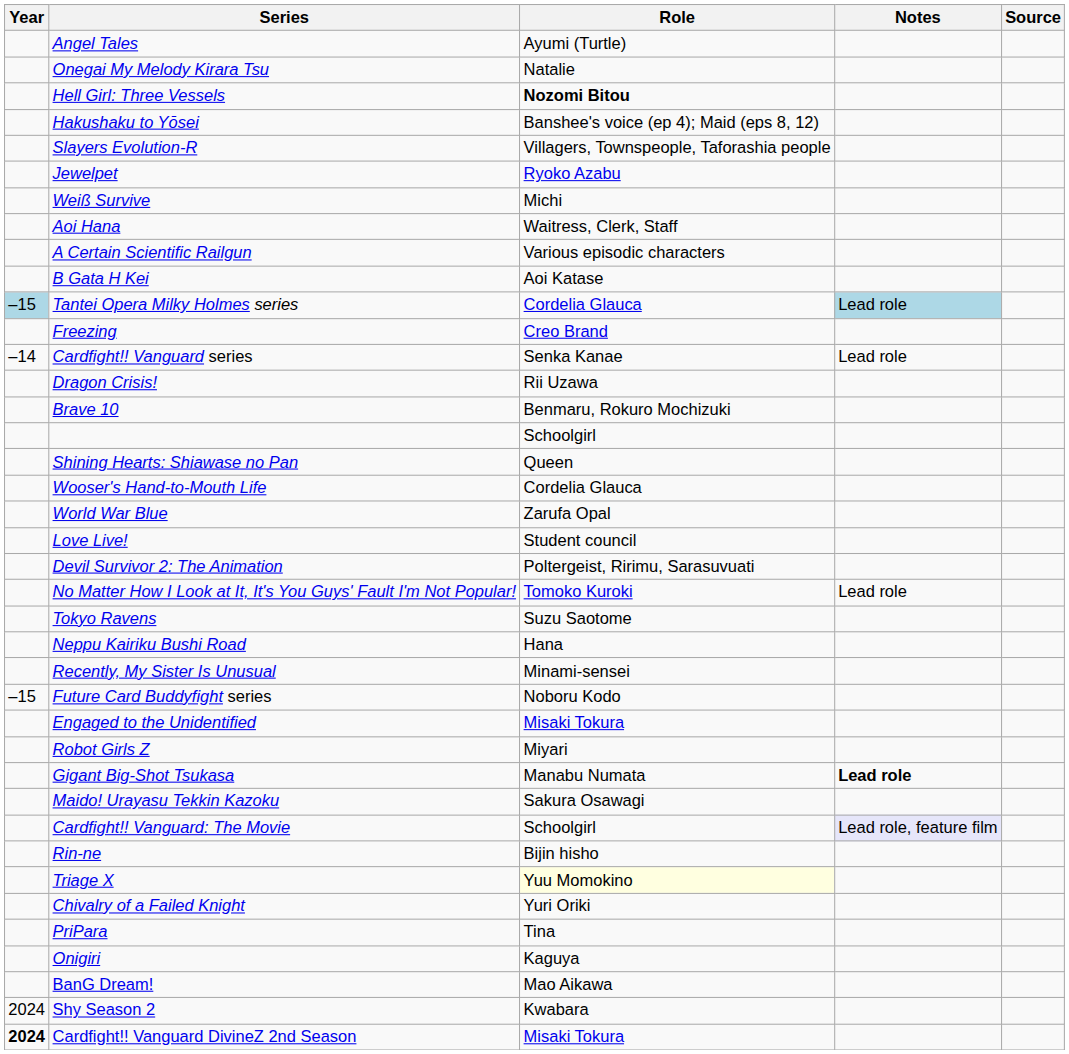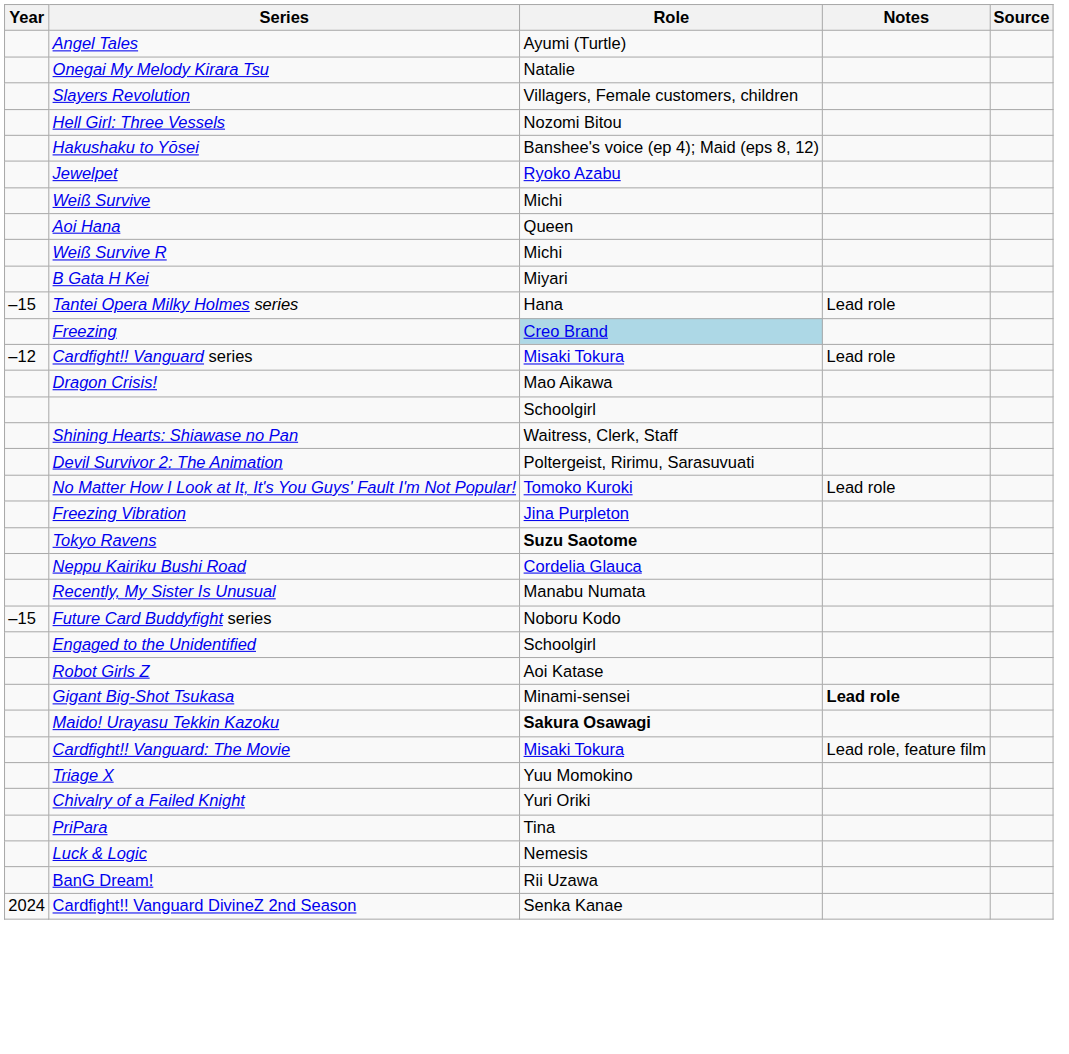+ row: (121, 95)
(577, 95) bold -> (573, 122) normal
- row: (125, 148)
(601, 226) Waitress, Clerk, Staff -> (548, 226) Queen
- row: (152, 252)
+ row: (110, 252)
(563, 278) Aoi Katase -> (546, 278) Miyari
(22, 305) lightblue background -> (22, 305) no background
(583, 305) Cordelia Glauca -> (543, 305) Hana
(872, 305) lightblue background -> (861, 305) no background
(566, 331) no background -> (566, 331) lightblue background
(22, 357) –14 -> (22, 357) –12
(573, 357) Senka Kanae -> (574, 357) Misaki Tokura
(561, 383) Rii Uzawa -> (568, 383) Mao Aikawa
- row: (86, 409)
(548, 461) Queen -> (601, 435) Waitress, Clerk, Staff
- row: (159, 488)
- row: (110, 514)
- row: (90, 540)
+ row: (119, 514)
(578, 618) normal -> (580, 540) bold
(543, 644) Hana -> (583, 566) Cordelia Glauca
(577, 670) Minami-sensei -> (585, 592) Manabu Numata
(574, 723) Misaki Tokura -> (560, 644) Schoolgirl
(546, 749) Miyari -> (563, 670) Aoi Katase
(585, 775) Manabu Numata -> (577, 697) Minami-sensei
(584, 801) normal -> (587, 723) bold
(560, 827) Schoolgirl -> (574, 749) Misaki Tokura
(918, 827) lavender background -> (906, 749) no background
- row: (77, 853)
(578, 880) lightyellow background -> (578, 775) no background
+ row: (100, 853)
- row: (76, 958)
(568, 984) Mao Aikawa -> (561, 880) Rii Uzawa
- row: (104, 1010)
(27, 1036) bold -> (27, 906) normal
(574, 1036) Misaki Tokura -> (573, 906) Senka Kanae
